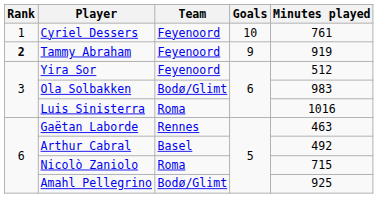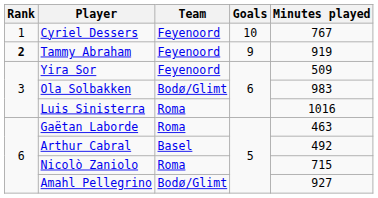(322, 33) 761 -> (322, 33) 767
(322, 70) 512 -> (322, 70) 509
(178, 127) Rennes -> (171, 127) Roma
(322, 184) 925 -> (322, 184) 927
